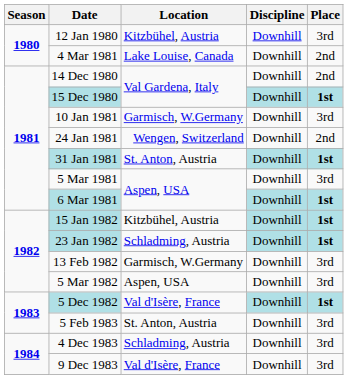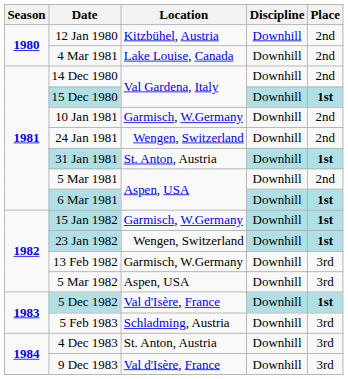(325, 35) 3rd -> (325, 35) 2nd
(325, 117) 3rd -> (325, 117) 2nd
(325, 179) 3rd -> (325, 179) 2nd
(171, 220) Kitzbühel, Austria -> (183, 220) Garmisch, W.Germany
(177, 240) Schladming, Austria -> (184, 240) Wengen, Switzerland
(170, 323) St. Anton, Austria -> (177, 323) Schladming, Austria
(177, 343) Schladming, Austria -> (170, 343) St. Anton, Austria
